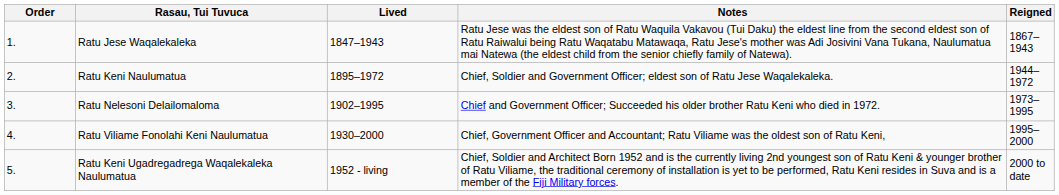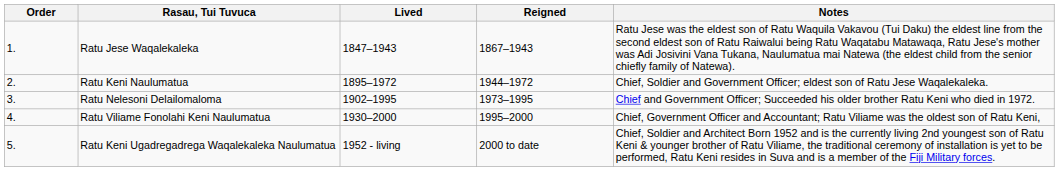columns swapped: (1031, 13) <-> (733, 13)
